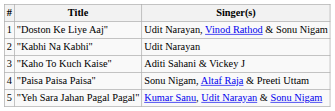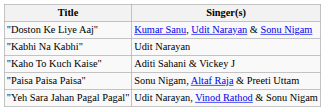- column: (9, 13)
(236, 30) Udit Narayan, Vinod Rathod & Sonu Nigam -> (223, 30) Kumar Sanu, Udit Narayan & Sonu Nigam
(233, 98) Kumar Sanu, Udit Narayan & Sonu Nigam -> (226, 98) Udit Narayan, Vinod Rathod & Sonu Nigam
